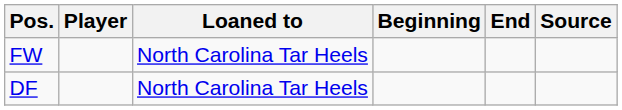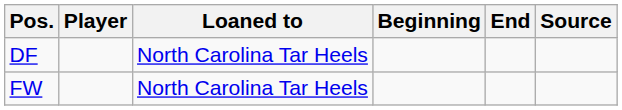rows swapped: (24, 88) <-> (26, 54)
